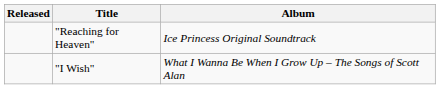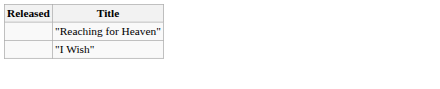- column: (298, 13)
